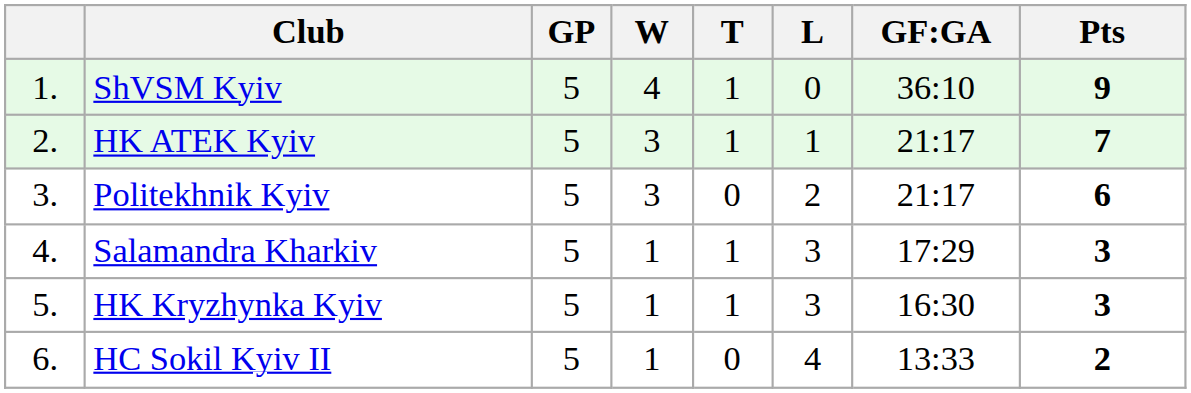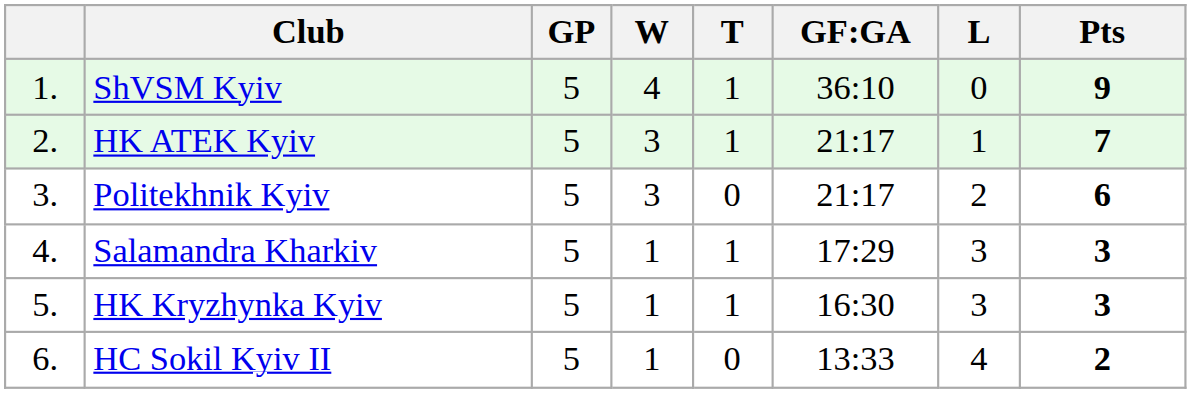columns swapped: (813, 31) <-> (936, 31)
